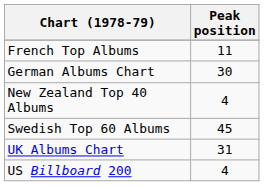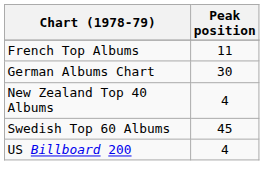- row: (66, 150)
